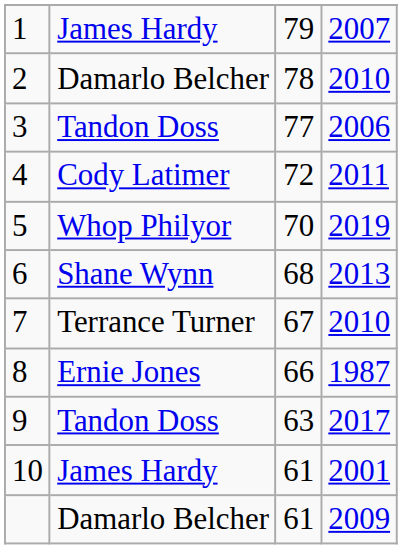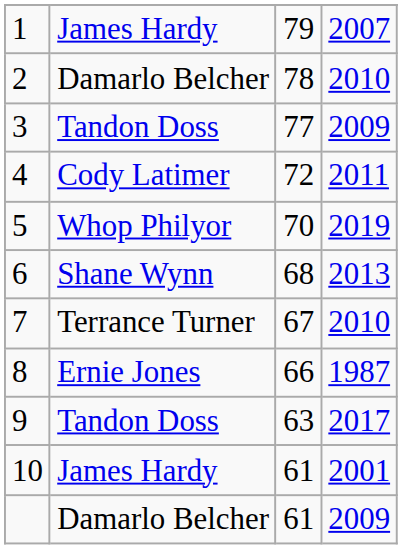(359, 126) 2006 -> (359, 126) 2009
